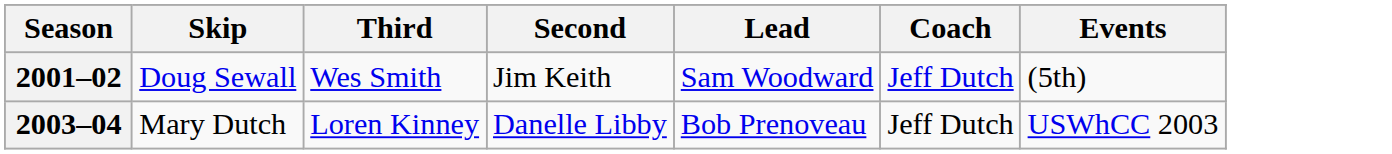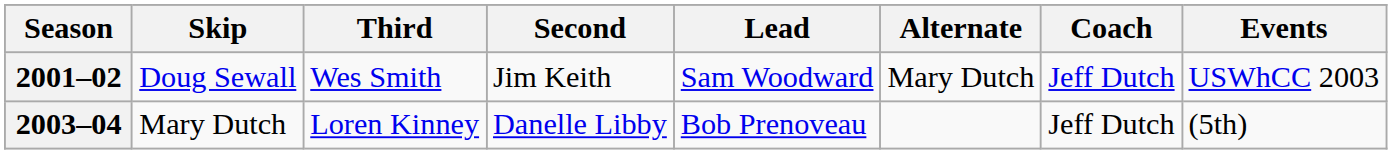+ column: (961, 28)
(1057, 76) (5th) -> (1284, 76) USWhCC 2003
(1123, 124) USWhCC 2003 -> (1218, 124) (5th)
